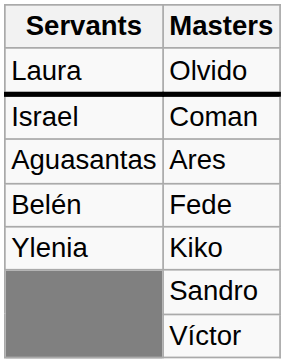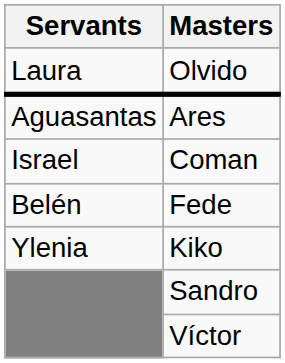rows swapped: (198, 160) <-> (214, 117)
